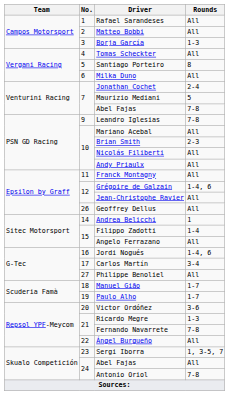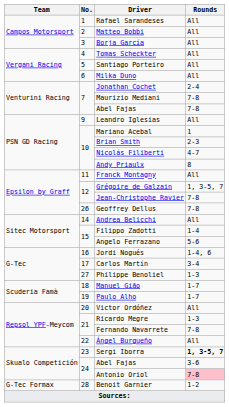(193, 43) 1-3 -> (193, 43) All
(189, 65) 8 -> (193, 65) All
(189, 98) 5 -> (193, 98) 7-8
(193, 120) 7-8 -> (193, 120) All
(193, 131) All -> (189, 131) 1
(193, 153) All -> (193, 153) 4-7
(193, 164) All -> (189, 164) 8
(199, 187) 1-4, 6 -> (205, 187) 1, 3-5, 7
(193, 198) All -> (193, 198) 7-8
(193, 209) All -> (193, 209) 7-8
(189, 220) 1 -> (193, 220) All
(193, 242) All -> (193, 242) 5-6
(193, 275) All -> (193, 275) 1-3
(193, 308) 3-6 -> (193, 308) All
(205, 352) normal -> (205, 352) bold
(193, 363) All -> (193, 363) 3-6
(193, 374) no background -> (193, 374) pink background
+ row: (85, 385)
